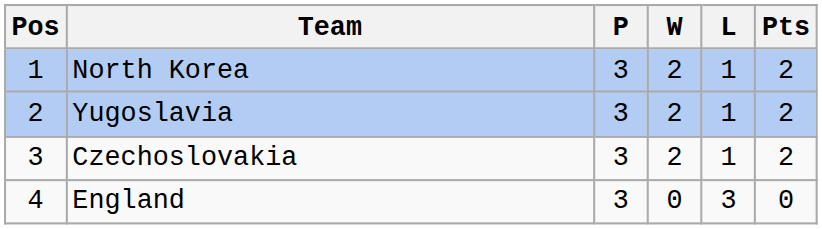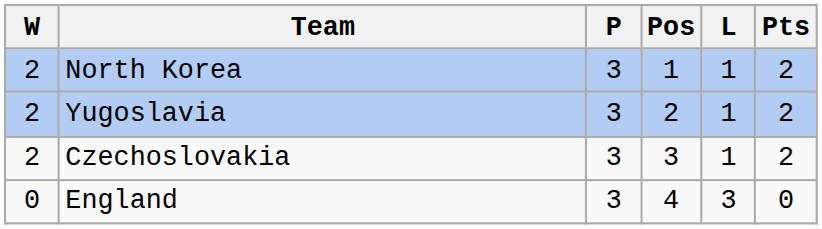columns swapped: (36, 27) <-> (675, 27)
